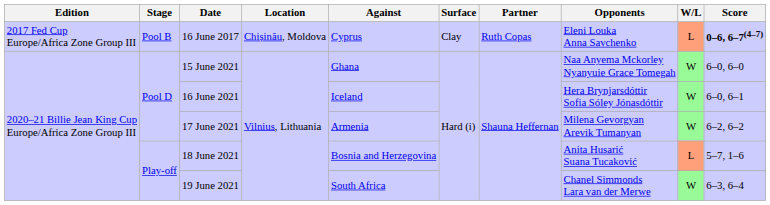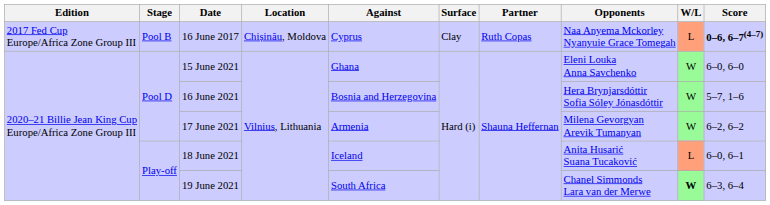(600, 36) Eleni Louka Anna Savchenko -> (620, 36) Naa Anyema Mckorley Nyanyuie Grace Tomegah
(620, 66) Naa Anyema Mckorley Nyanyuie Grace Tomegah -> (600, 66) Eleni Louka Anna Savchenko
(347, 95) Iceland -> (384, 95) Bosnia and Herzegovina
(725, 95) 6–0, 6–1 -> (725, 95) 5–7, 1–6
(384, 155) Bosnia and Herzegovina -> (347, 155) Iceland
(725, 155) 5–7, 1–6 -> (725, 155) 6–0, 6–1
(691, 185) normal -> (691, 185) bold
